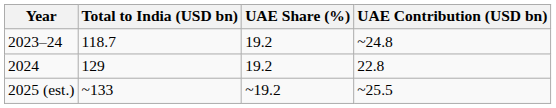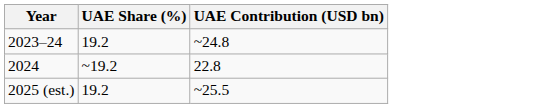- column: (160, 16)
(259, 66) 19.2 -> (99, 66) ~19.2
(263, 90) ~19.2 -> (95, 90) 19.2
